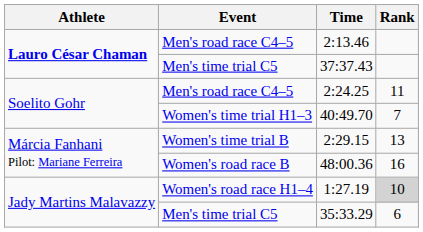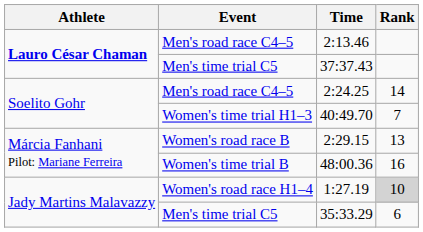(397, 91) 11 -> (397, 91) 14
(225, 140) Women's time trial B -> (226, 140) Women's road race B
(226, 165) Women's road race B -> (225, 165) Women's time trial B
